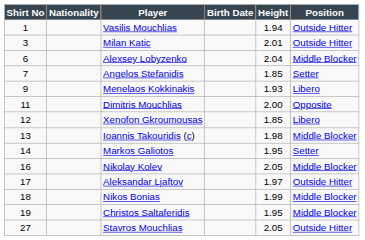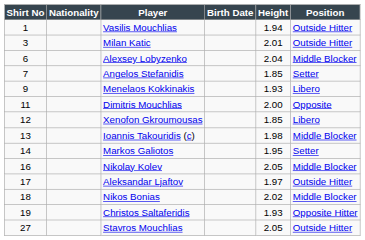(273, 197) 1.99 -> (273, 197) 2.02
(273, 212) 1.95 -> (273, 212) 1.93
(325, 212) Middle Blocker -> (325, 212) Opposite Hitter
